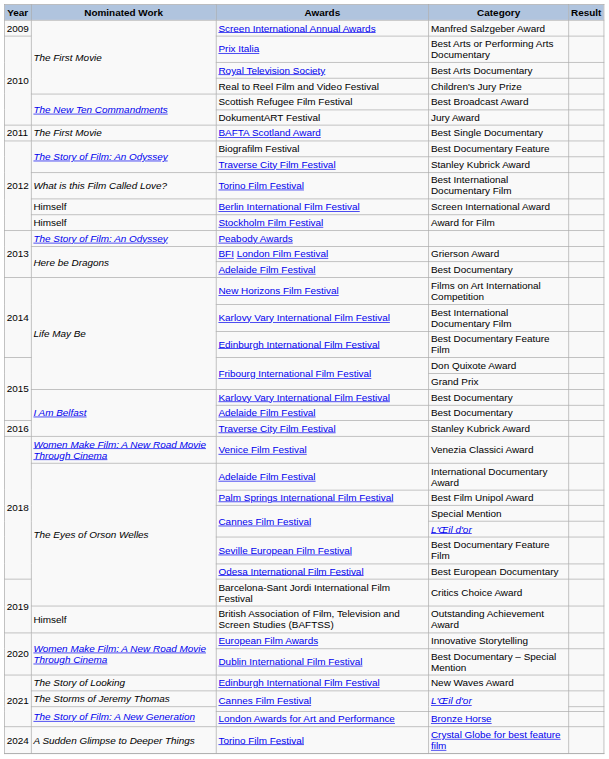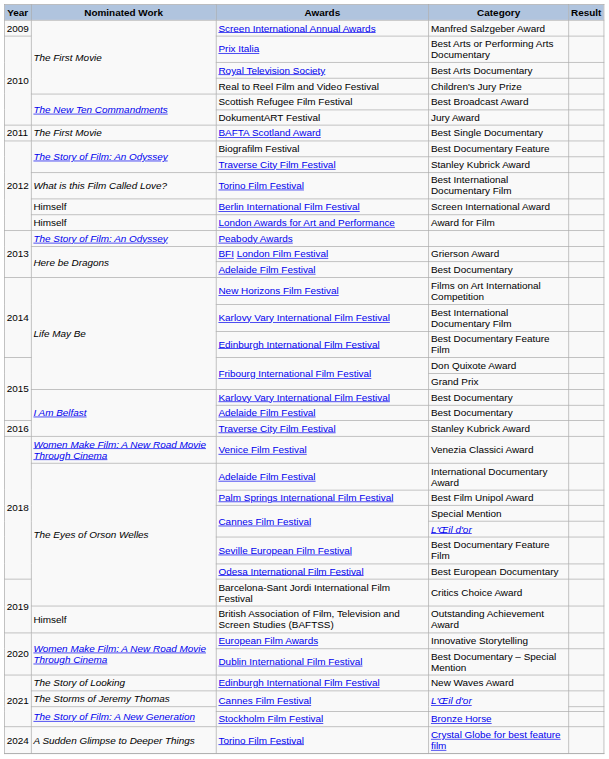(271, 223) Stockholm Film Festival -> (307, 223) London Awards for Art and Performance
(307, 719) London Awards for Art and Performance -> (271, 719) Stockholm Film Festival
